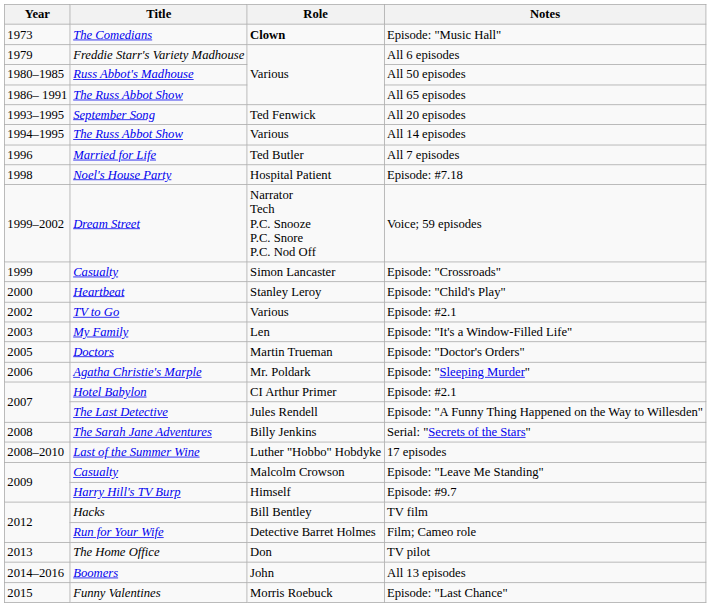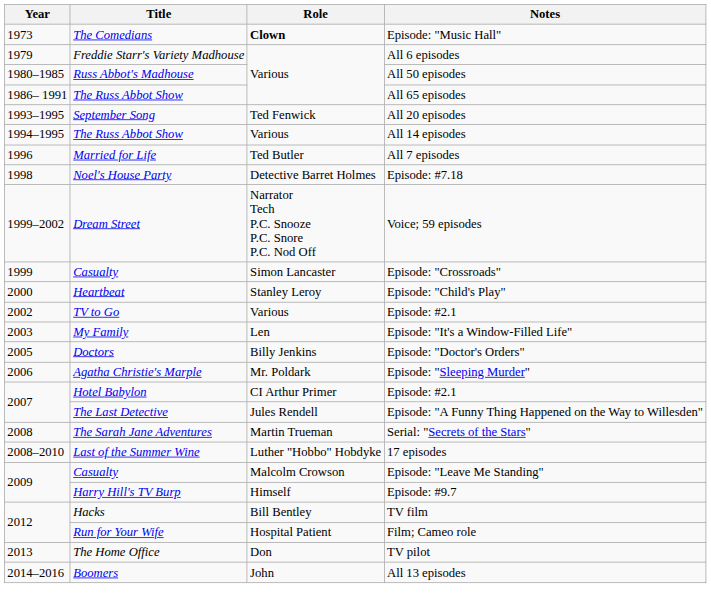(291, 174) Hospital Patient -> (313, 174) Detective Barret Holmes
(291, 352) Martin Trueman -> (283, 352) Billy Jenkins
(283, 432) Billy Jenkins -> (291, 432) Martin Trueman
(313, 532) Detective Barret Holmes -> (291, 532) Hospital Patient
- row: (117, 592)
